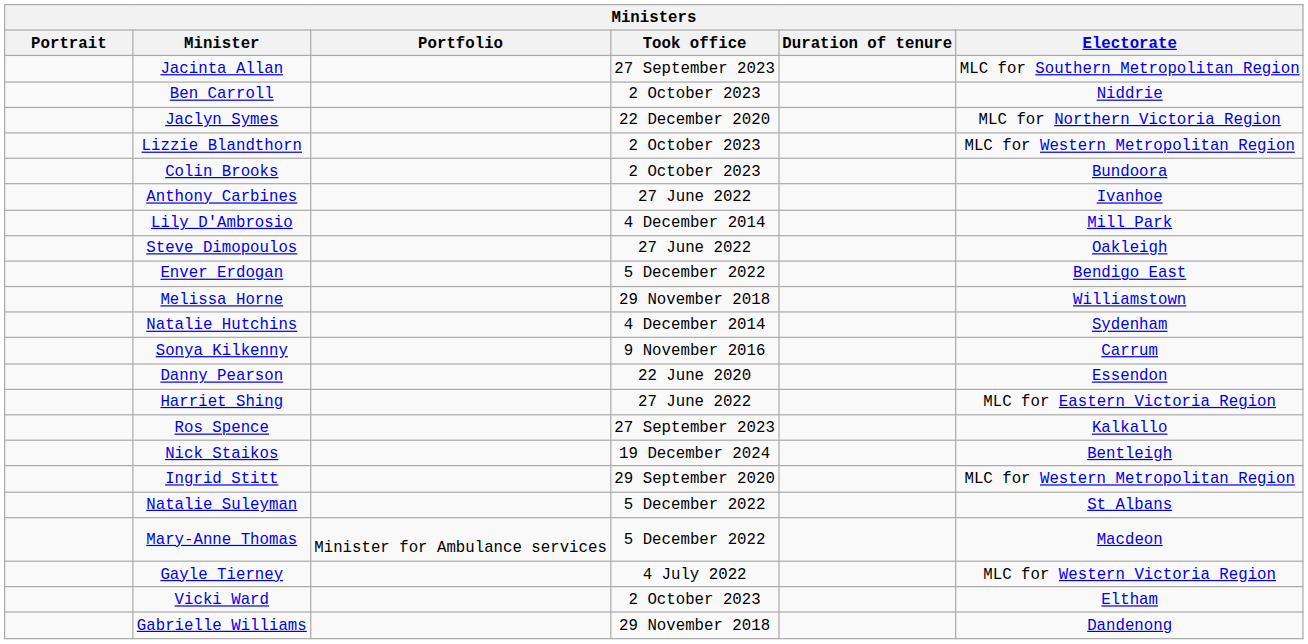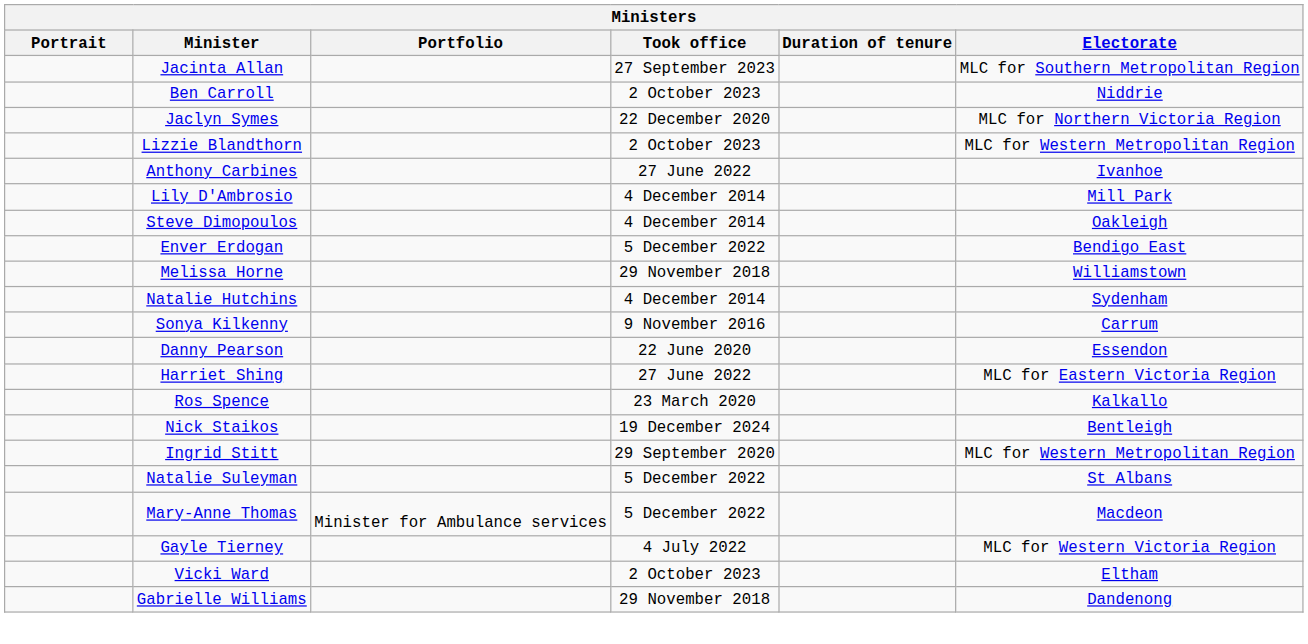- row: (222, 171)
(695, 248) 27 June 2022 -> (695, 223) 4 December 2014
(695, 428) 27 September 2023 -> (695, 402) 23 March 2020
